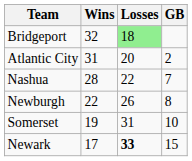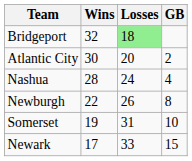(91, 58) 31 -> (91, 58) 30
(128, 79) 22 -> (128, 79) 24
(168, 79) 7 -> (168, 79) 4
(128, 144) bold -> (128, 144) normal
